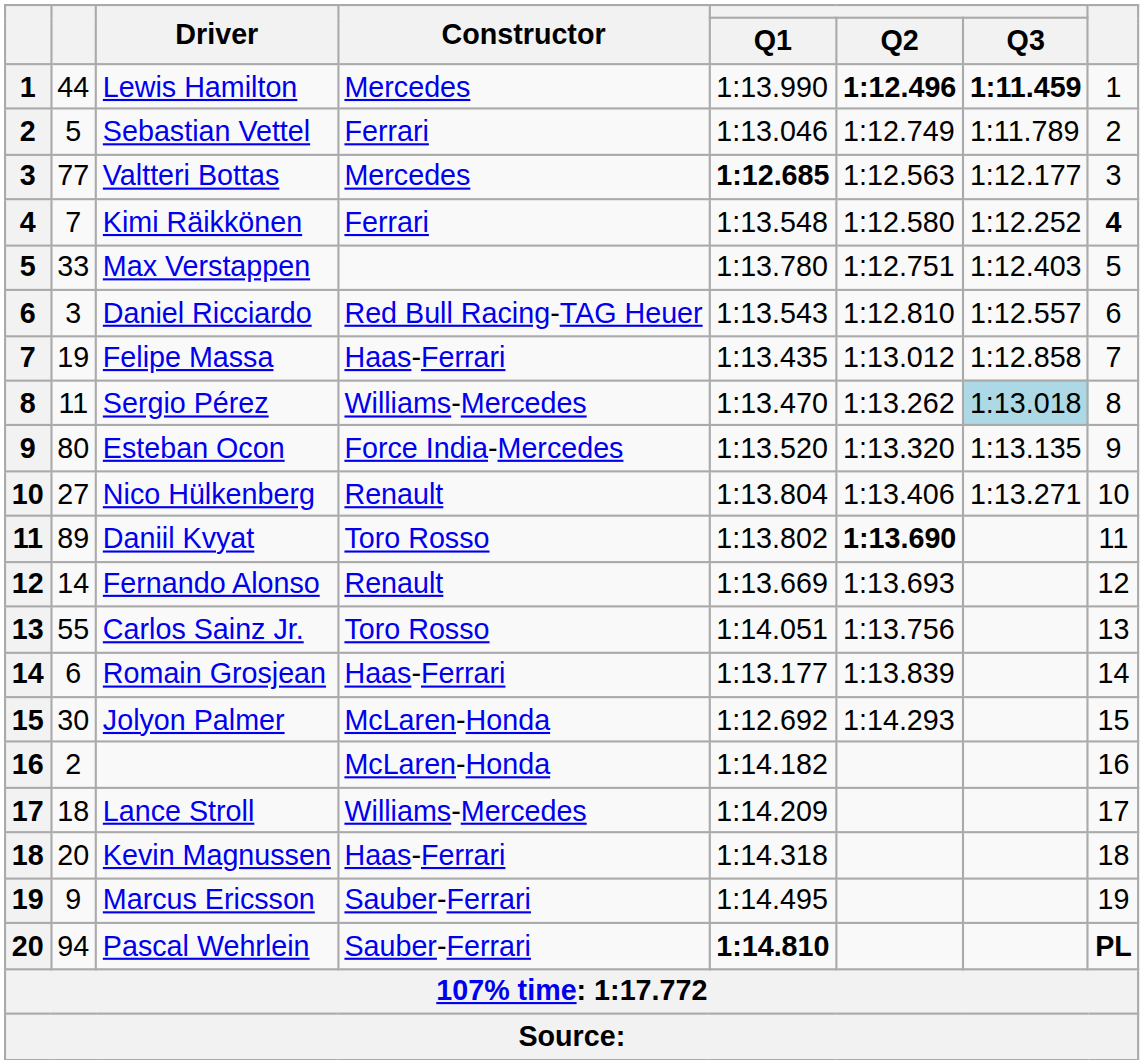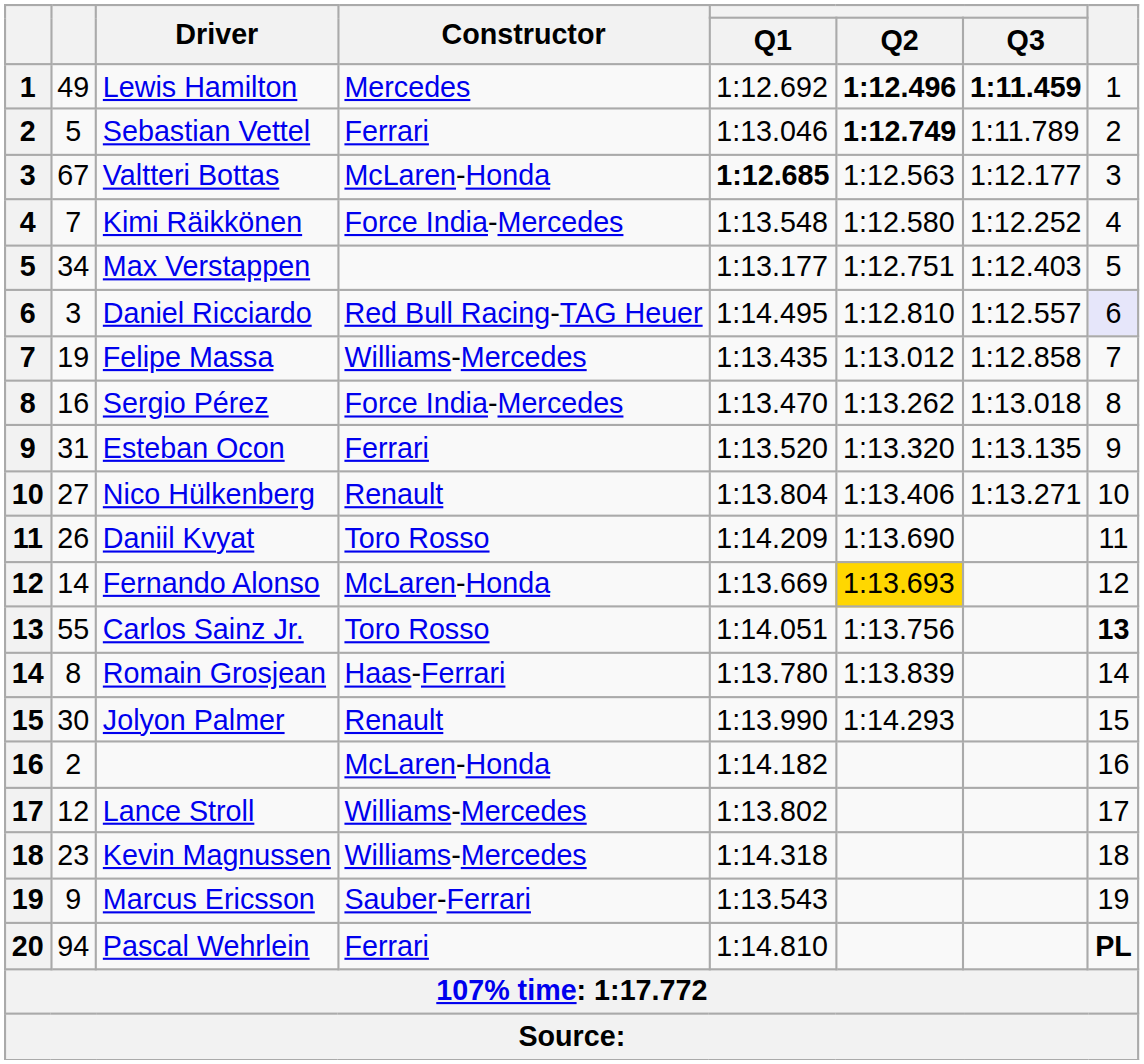(73, 86) 44 -> (73, 86) 49
(772, 86) 1:13.990 -> (772, 86) 1:12.692
(899, 131) normal -> (900, 131) bold
(73, 177) 77 -> (73, 177) 67
(407, 177) Mercedes -> (447, 177) McLaren-Honda
(387, 222) Ferrari -> (484, 222) Force India-Mercedes
(1113, 222) bold -> (1113, 222) normal
(73, 267) 33 -> (73, 267) 34
(772, 267) 1:13.780 -> (772, 267) 1:13.177
(772, 312) 1:13.543 -> (772, 312) 1:14.495
(1113, 312) no background -> (1113, 312) lavender background
(425, 357) Haas-Ferrari -> (466, 357) Williams-Mercedes
(73, 403) 11 -> (73, 403) 16
(466, 403) Williams-Mercedes -> (484, 403) Force India-Mercedes
(1026, 403) lightblue background -> (1026, 403) no background
(73, 448) 80 -> (73, 448) 31
(484, 448) Force India-Mercedes -> (387, 448) Ferrari
(73, 538) 89 -> (73, 538) 26
(772, 538) 1:13.802 -> (772, 538) 1:14.209
(900, 538) bold -> (899, 538) normal
(394, 584) Renault -> (447, 584) McLaren-Honda
(899, 584) no background -> (899, 584) gold background
(1113, 629) normal -> (1113, 629) bold
(73, 674) 6 -> (73, 674) 8
(772, 674) 1:13.177 -> (772, 674) 1:13.780
(447, 719) McLaren-Honda -> (394, 719) Renault
(772, 719) 1:12.692 -> (772, 719) 1:13.990
(73, 810) 18 -> (73, 810) 12
(772, 810) 1:14.209 -> (772, 810) 1:13.802
(73, 855) 20 -> (73, 855) 23
(425, 855) Haas-Ferrari -> (466, 855) Williams-Mercedes
(772, 900) 1:14.495 -> (772, 900) 1:13.543
(438, 946) Sauber-Ferrari -> (387, 946) Ferrari
(773, 946) bold -> (772, 946) normal
